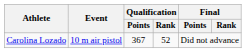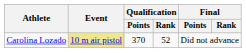(96, 40) no background -> (96, 40) khaki background
(139, 40) 367 -> (139, 40) 370
